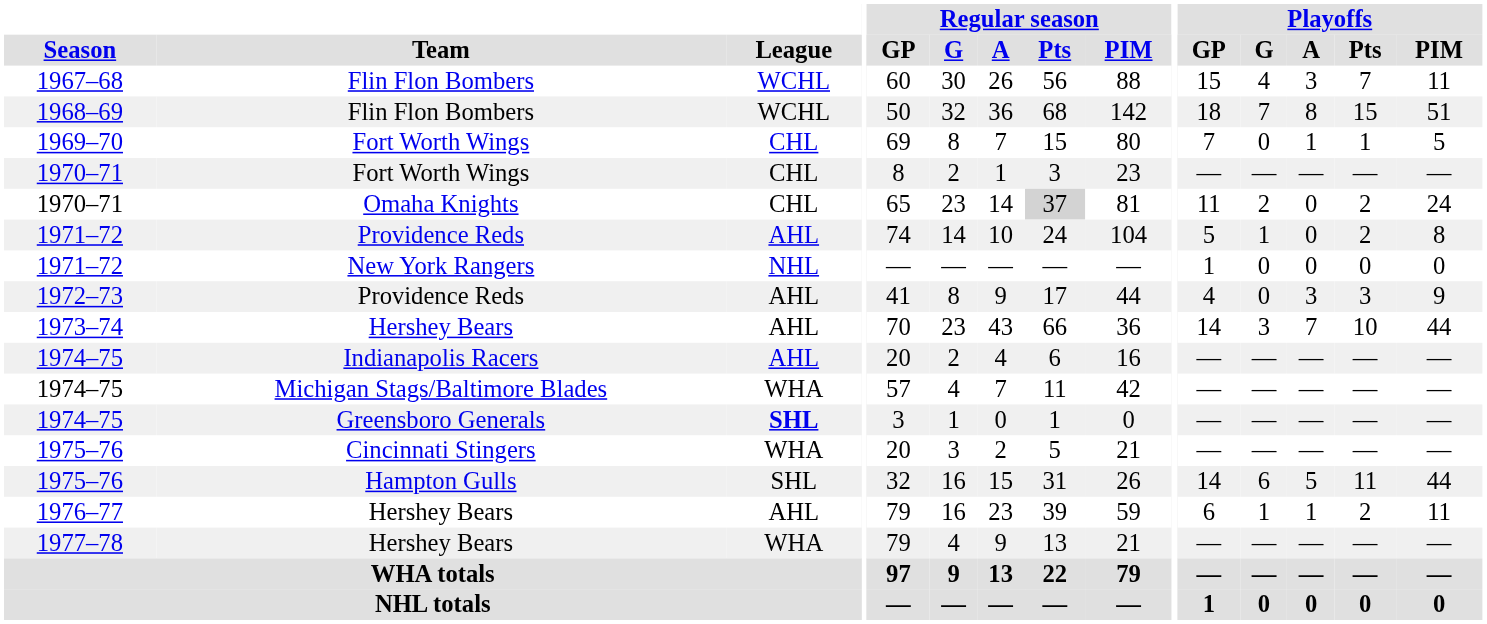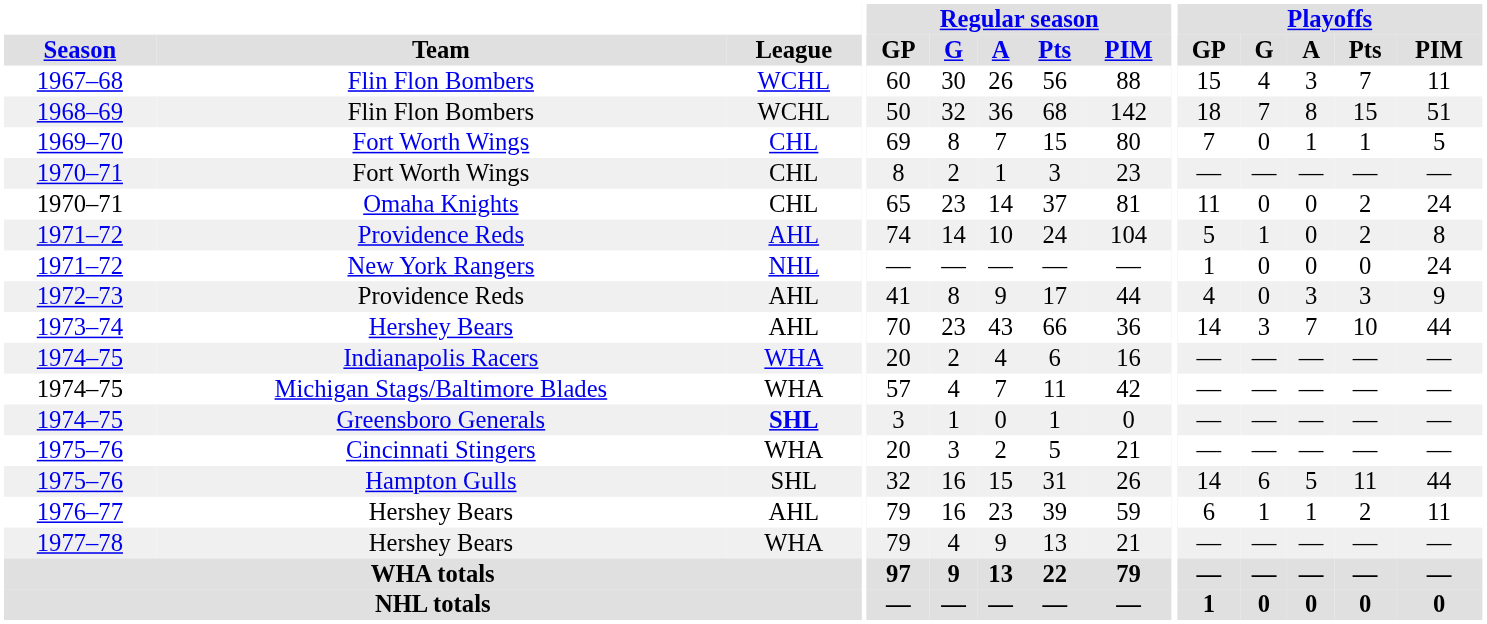(1055, 203) lightgrey background -> (1055, 203) no background
(1264, 203) 2 -> (1264, 203) 0
(1439, 265) 0 -> (1439, 265) 24
(794, 357) AHL -> (794, 357) WHA
